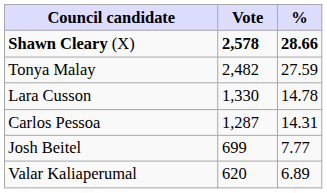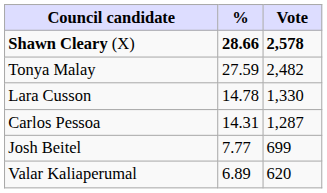columns swapped: (248, 17) <-> (300, 17)
